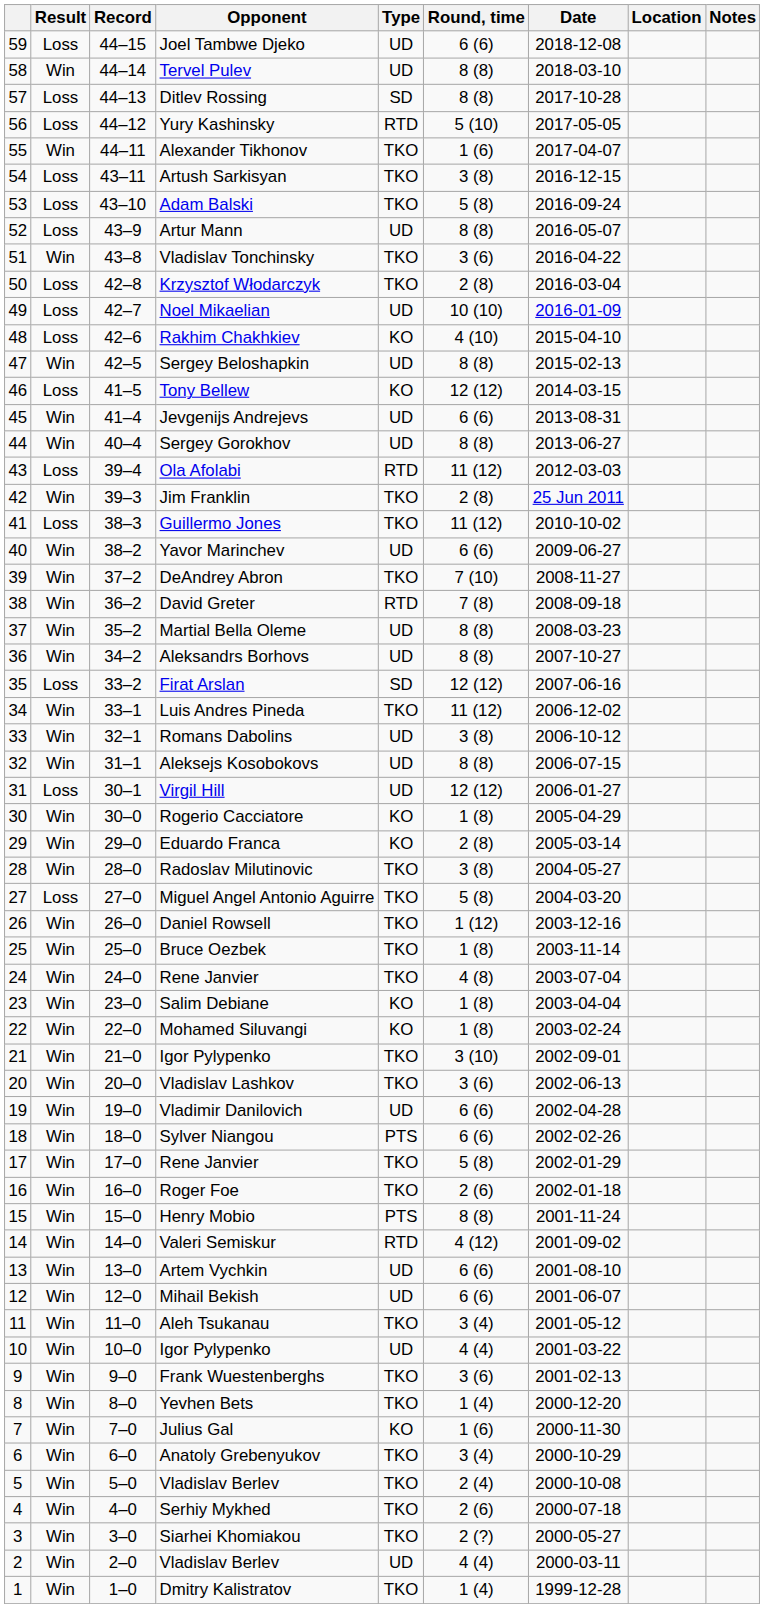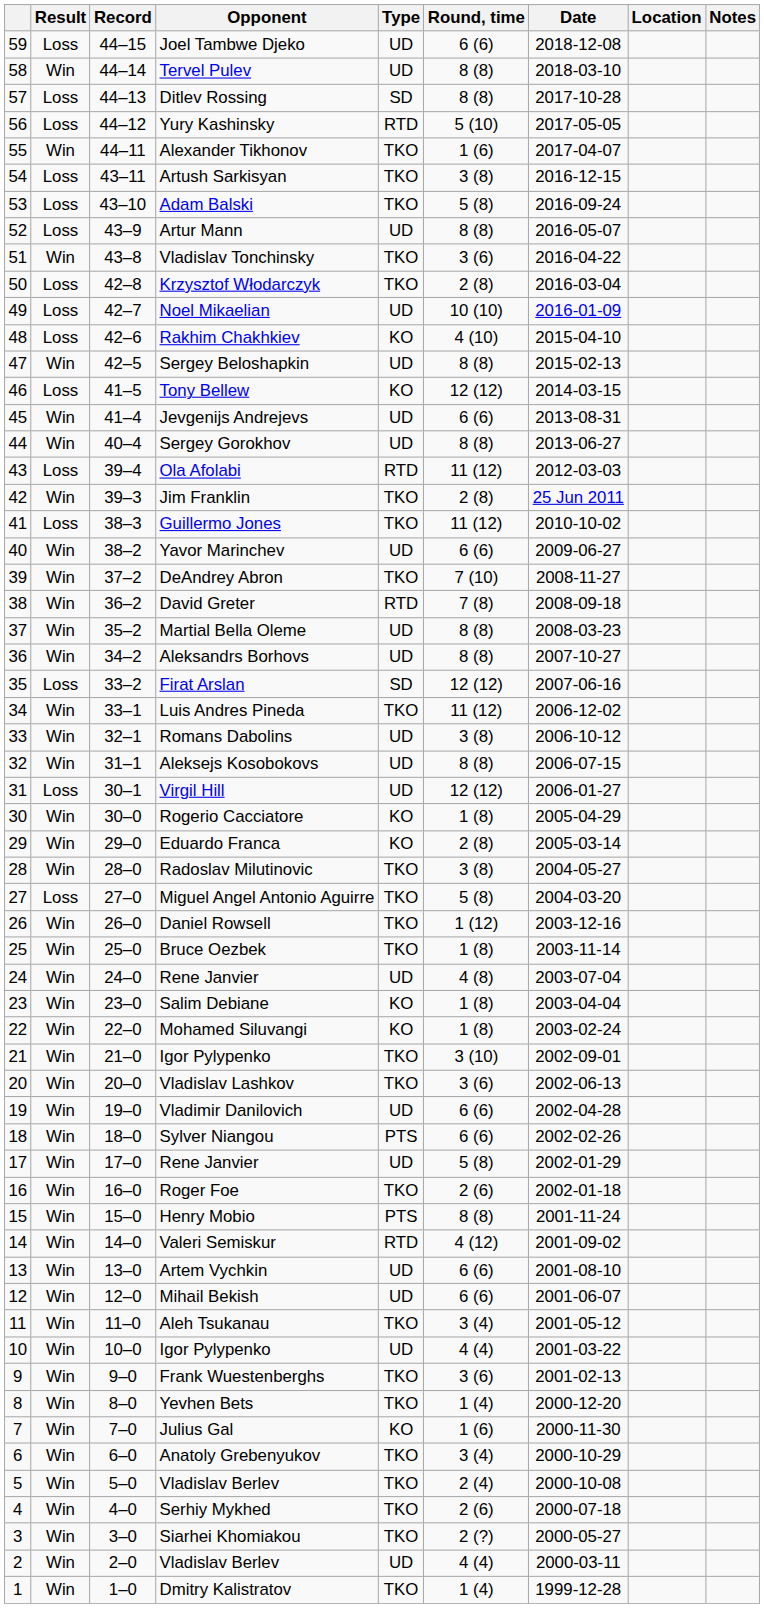(401, 976) TKO -> (401, 976) UD
(401, 1163) TKO -> (401, 1163) UD
